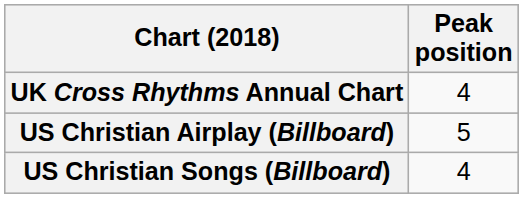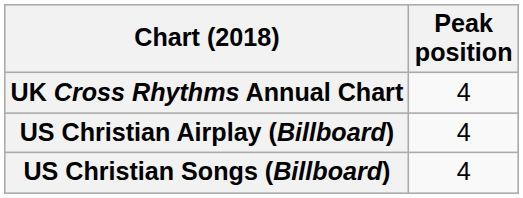(464, 132) 5 -> (464, 132) 4
